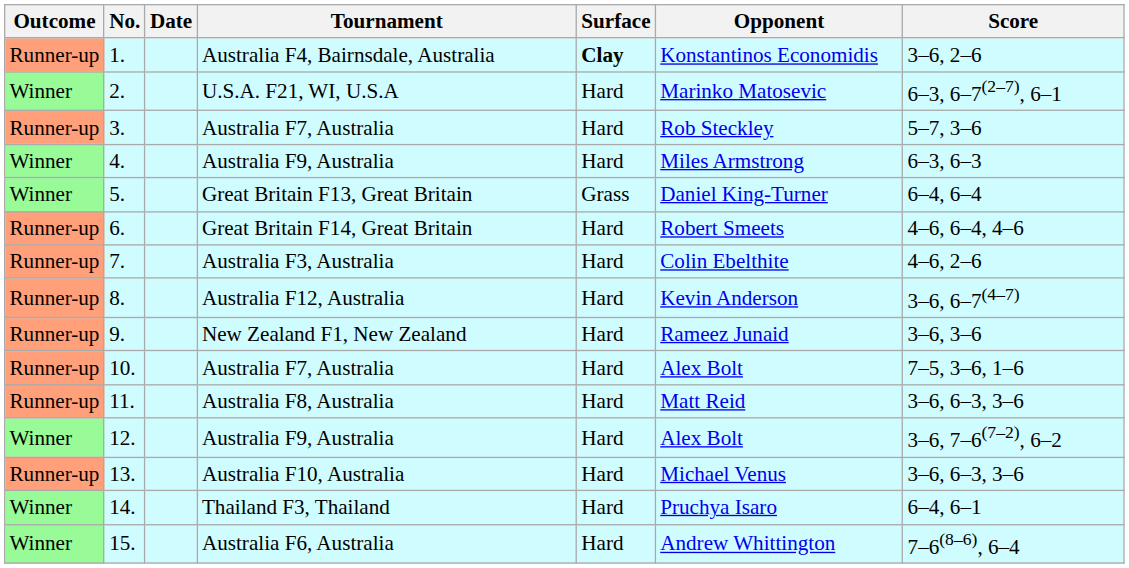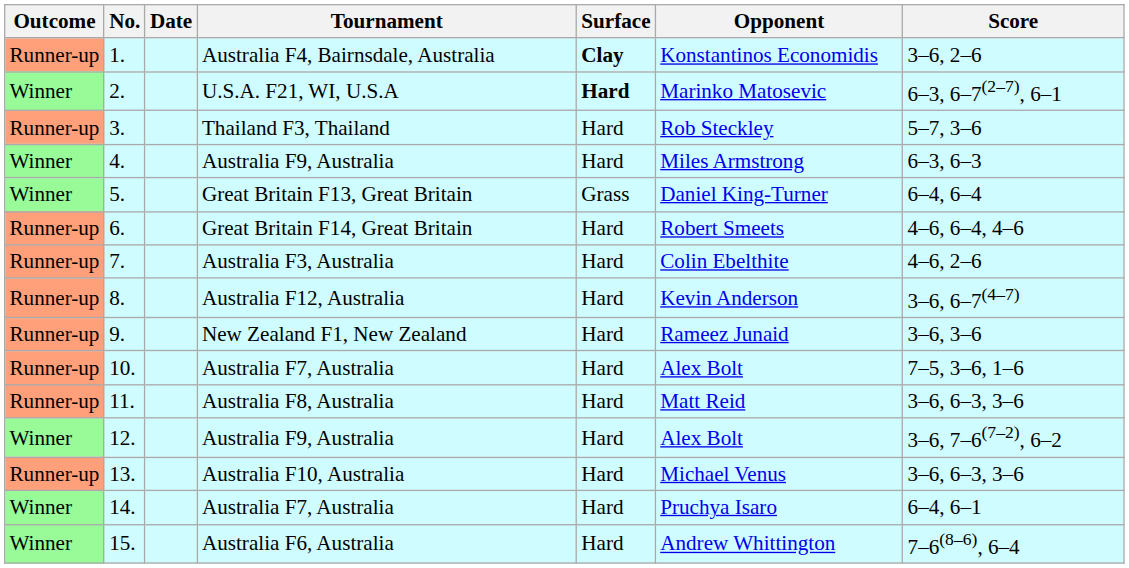(602, 91) normal -> (605, 91) bold
(298, 127) Australia F7, Australia -> (296, 127) Thailand F3, Thailand
(296, 507) Thailand F3, Thailand -> (298, 507) Australia F7, Australia
